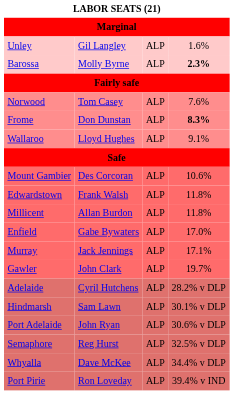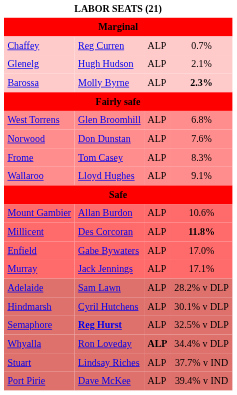+ row: (23, 45)
- row: (20, 45)
+ row: (23, 64)
+ row: (34, 120)
(100, 101) Tom Casey -> (104, 138) Don Dunstan
(104, 120) Don Dunstan -> (100, 157) Tom Casey
(199, 120) bold -> (202, 157) normal
(105, 176) Des Corcoran -> (105, 213) Allan Burdon
- row: (35, 194)
(105, 213) Allan Burdon -> (105, 231) Des Corcoran
(199, 213) normal -> (202, 231) bold
- row: (22, 269)
(108, 287) Cyril Hutchens -> (99, 287) Sam Lawn
(99, 306) Sam Lawn -> (108, 306) Cyril Hutchens
- row: (35, 325)
(98, 343) normal -> (100, 325) bold
(104, 362) Dave McKee -> (105, 343) Ron Loveday
(155, 362) normal -> (158, 343) bold
+ row: (19, 362)
(105, 381) Ron Loveday -> (104, 381) Dave McKee
